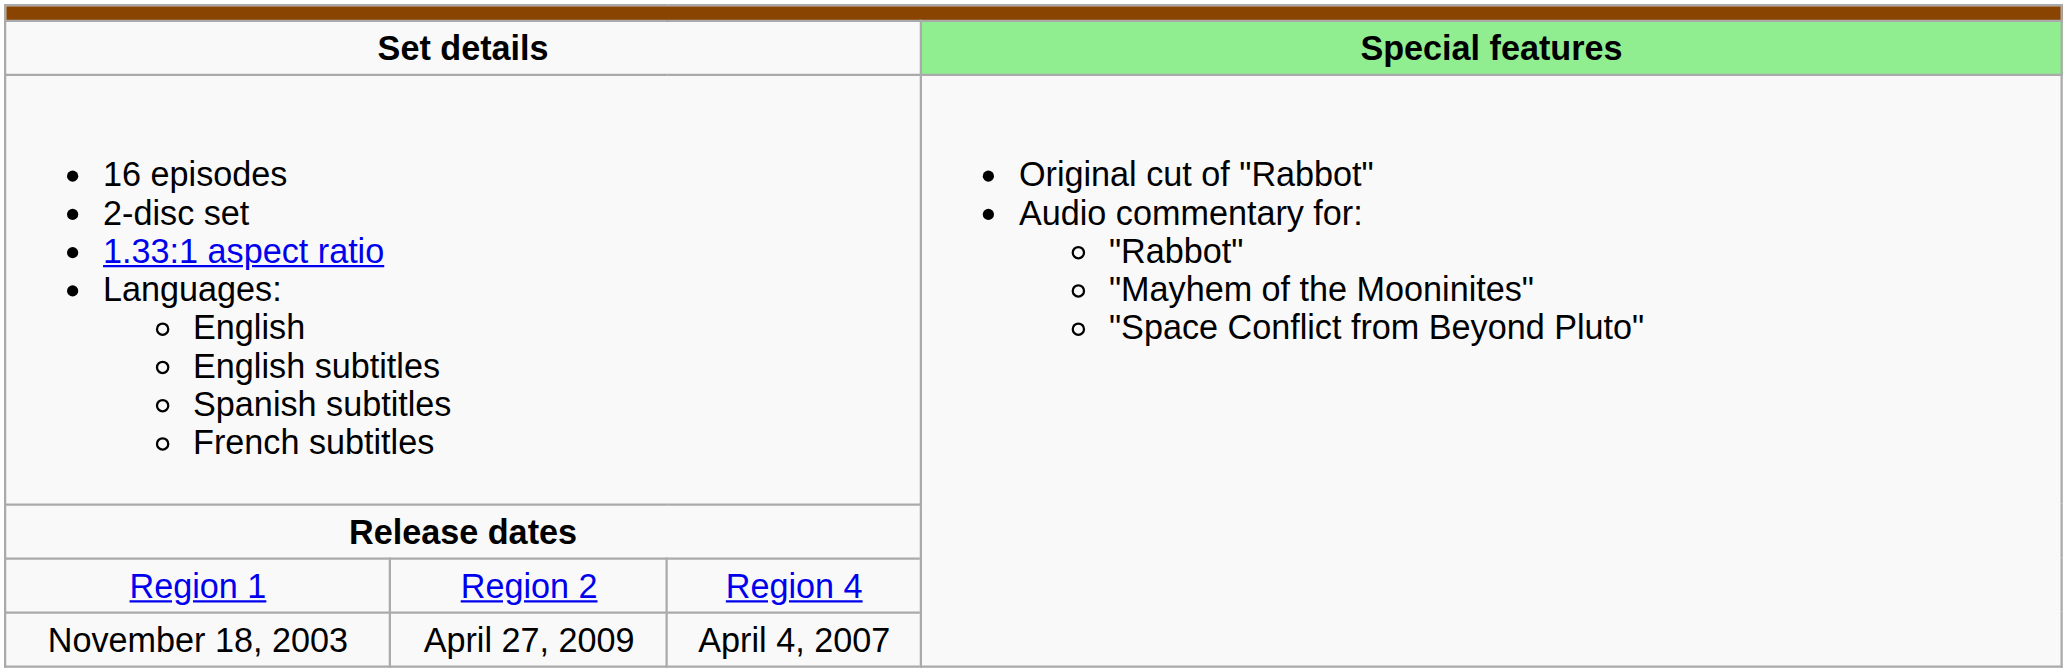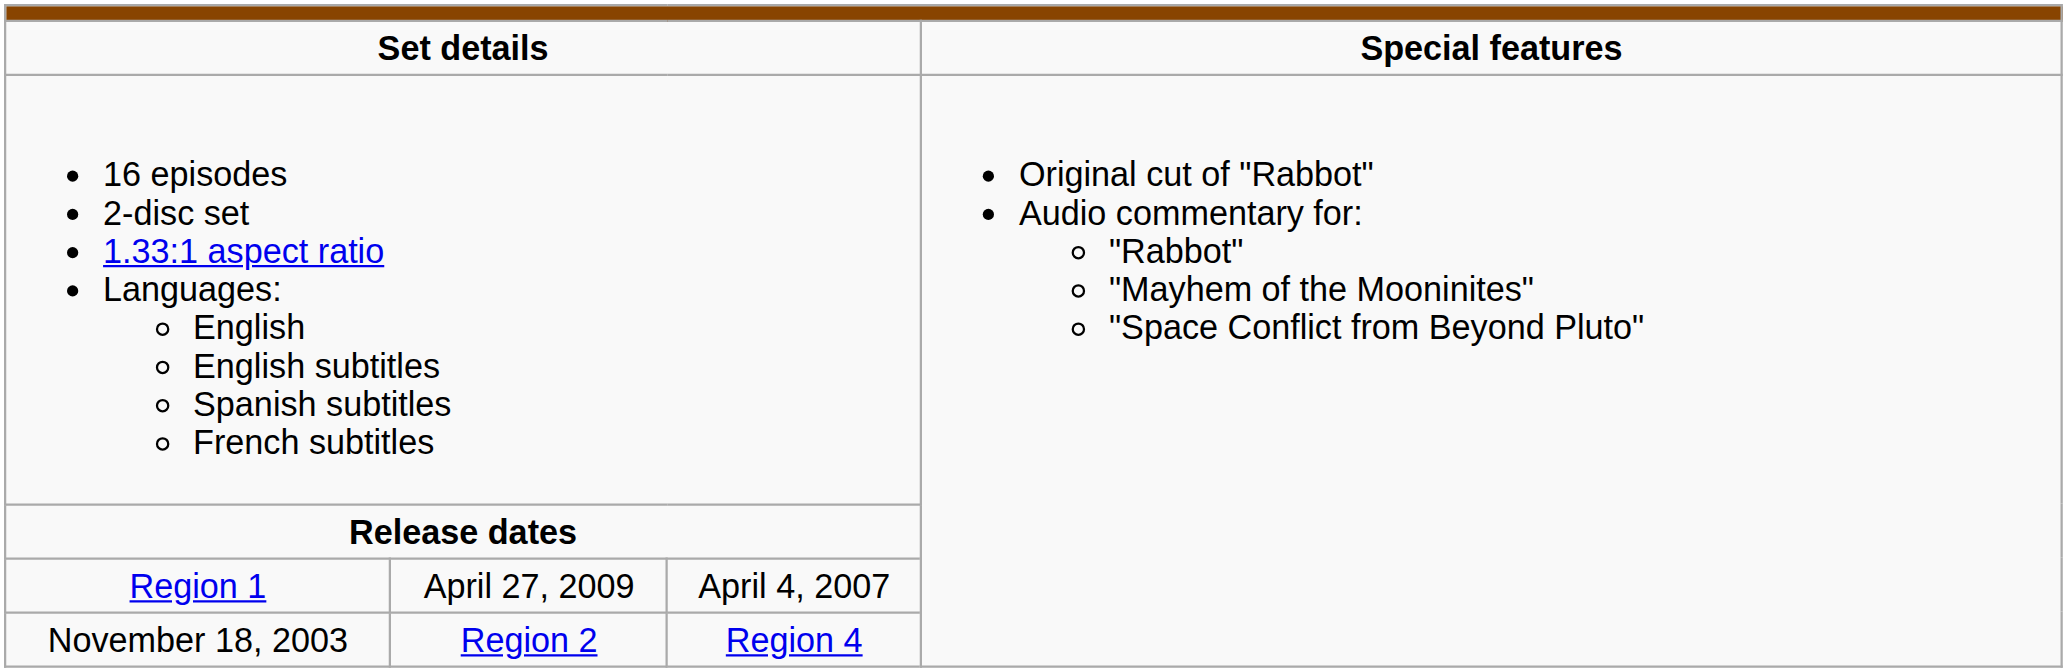(1491, 48) lightgreen background -> (1491, 48) no background
(529, 585) Region 2 -> (529, 585) April 27, 2009
(794, 585) Region 4 -> (794, 585) April 4, 2007
(529, 639) April 27, 2009 -> (529, 639) Region 2
(794, 639) April 4, 2007 -> (794, 639) Region 4
